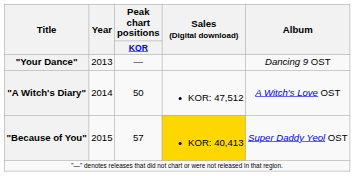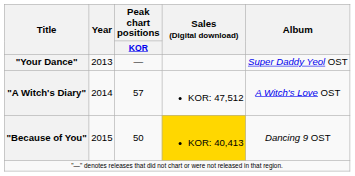(298, 62) Dancing 9 OST -> (298, 62) Super Daddy Yeol OST
(138, 92) 50 -> (138, 92) 57
(138, 138) 57 -> (138, 138) 50
(298, 138) Super Daddy Yeol OST -> (298, 138) Dancing 9 OST
